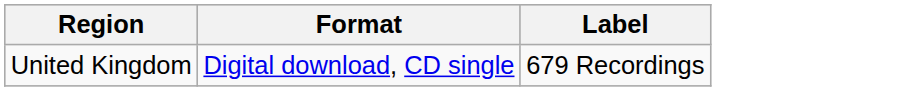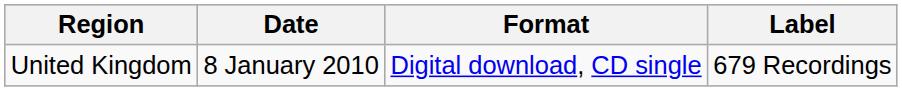+ column: (291, 24)
